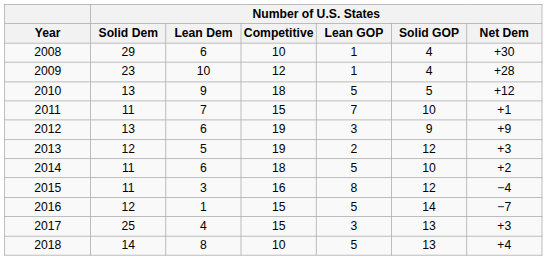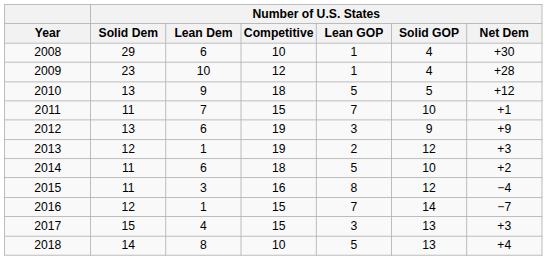(203, 149) 5 -> (203, 149) 1
(354, 206) 5 -> (354, 206) 7
(128, 226) 25 -> (128, 226) 15
